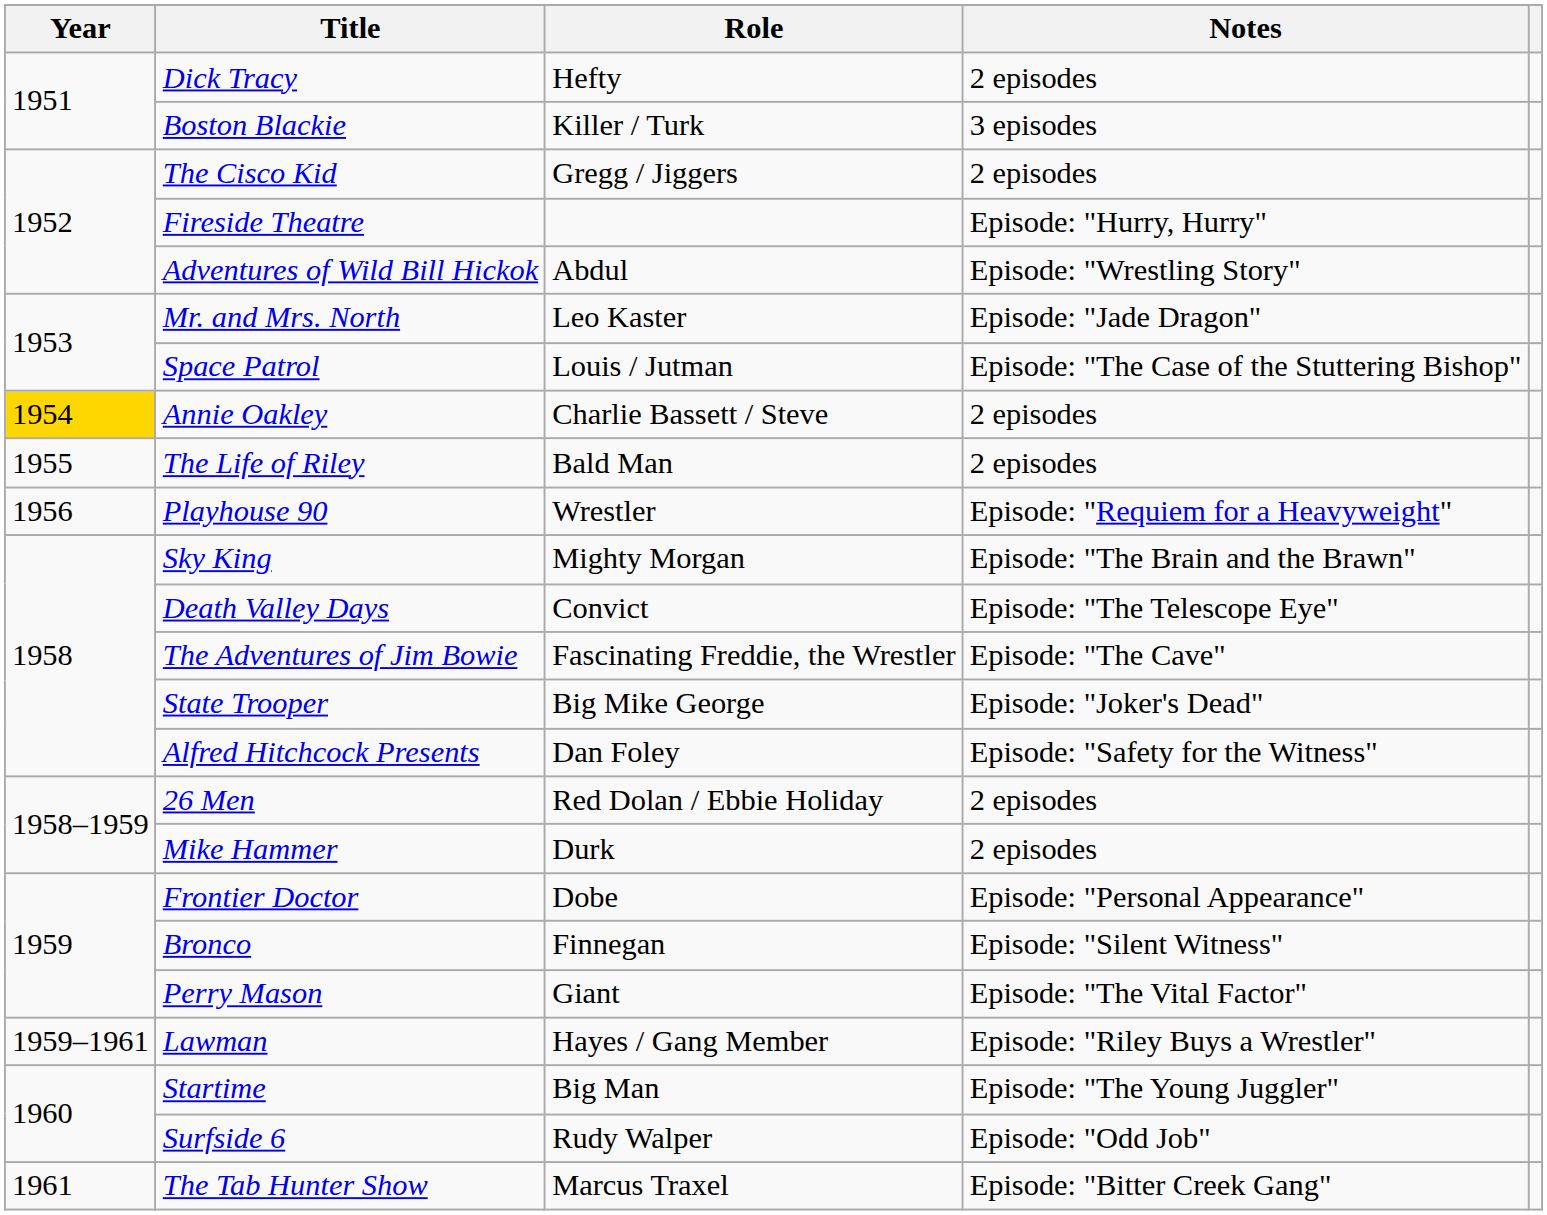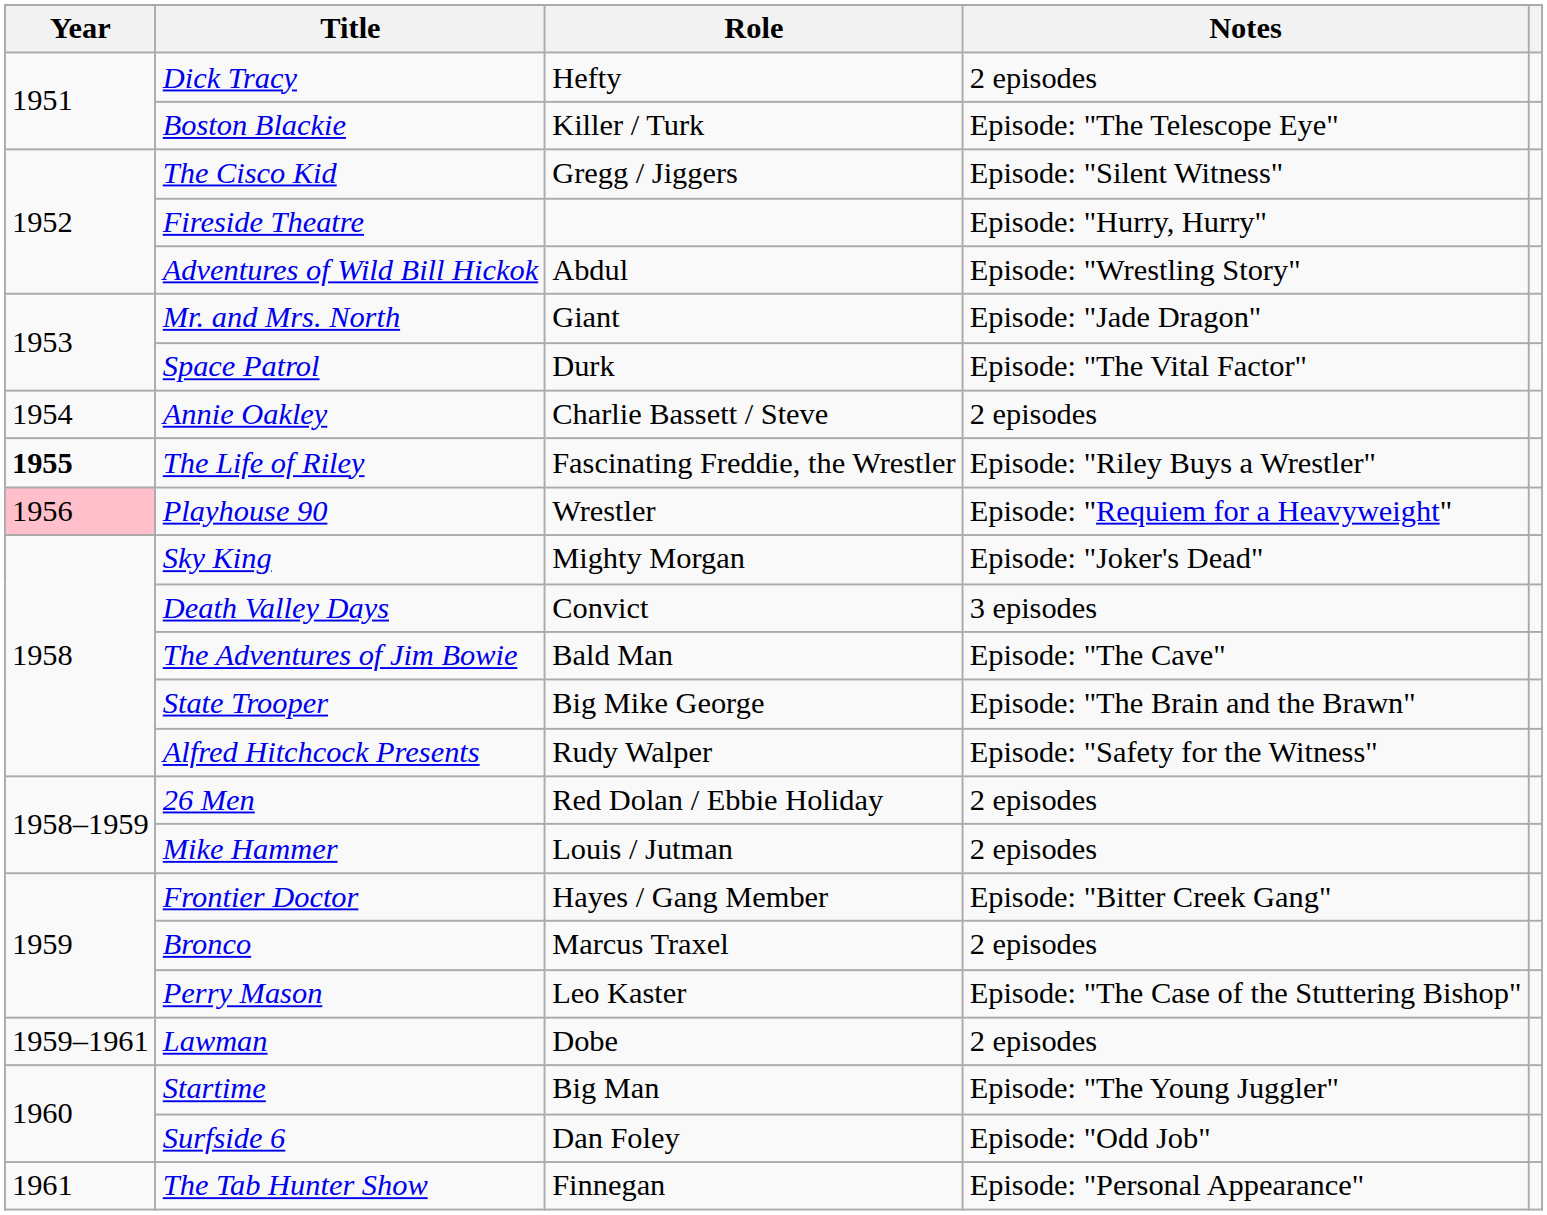(1033, 125) 3 episodes -> (1154, 125) Episode: "The Telescope Eye"
(1033, 173) 2 episodes -> (1126, 173) Episode: "Silent Witness"
(619, 317) Leo Kaster -> (586, 317) Giant
(643, 366) Louis / Jutman -> (583, 366) Durk
(1245, 366) Episode: "The Case of the Stuttering Bishop" -> (1138, 366) Episode: "The Vital Factor"
(42, 414) gold background -> (42, 414) no background
(42, 462) normal -> (42, 462) bold
(613, 462) Bald Man -> (754, 462) Fascinating Freddie, the Wrestler
(1033, 462) 2 episodes -> (1173, 462) Episode: "Riley Buys a Wrestler"
(42, 510) no background -> (42, 510) pink background
(1193, 558) Episode: "The Brain and the Brawn" -> (1116, 558) Episode: "Joker's Dead"
(1154, 607) Episode: "The Telescope Eye" -> (1033, 607) 3 episodes
(754, 655) Fascinating Freddie, the Wrestler -> (613, 655) Bald Man
(1116, 703) Episode: "Joker's Dead" -> (1193, 703) Episode: "The Brain and the Brawn"
(616, 751) Dan Foley -> (632, 751) Rudy Walper
(583, 848) Durk -> (643, 848) Louis / Jutman
(585, 896) Dobe -> (690, 896) Hayes / Gang Member
(1167, 896) Episode: "Personal Appearance" -> (1150, 896) Episode: "Bitter Creek Gang"
(609, 944) Finnegan -> (640, 944) Marcus Traxel
(1126, 944) Episode: "Silent Witness" -> (1033, 944) 2 episodes
(586, 992) Giant -> (619, 992) Leo Kaster
(1138, 992) Episode: "The Vital Factor" -> (1245, 992) Episode: "The Case of the Stuttering Bishop"
(690, 1041) Hayes / Gang Member -> (585, 1041) Dobe
(1173, 1041) Episode: "Riley Buys a Wrestler" -> (1033, 1041) 2 episodes
(632, 1137) Rudy Walper -> (616, 1137) Dan Foley
(640, 1185) Marcus Traxel -> (609, 1185) Finnegan
(1150, 1185) Episode: "Bitter Creek Gang" -> (1167, 1185) Episode: "Personal Appearance"
